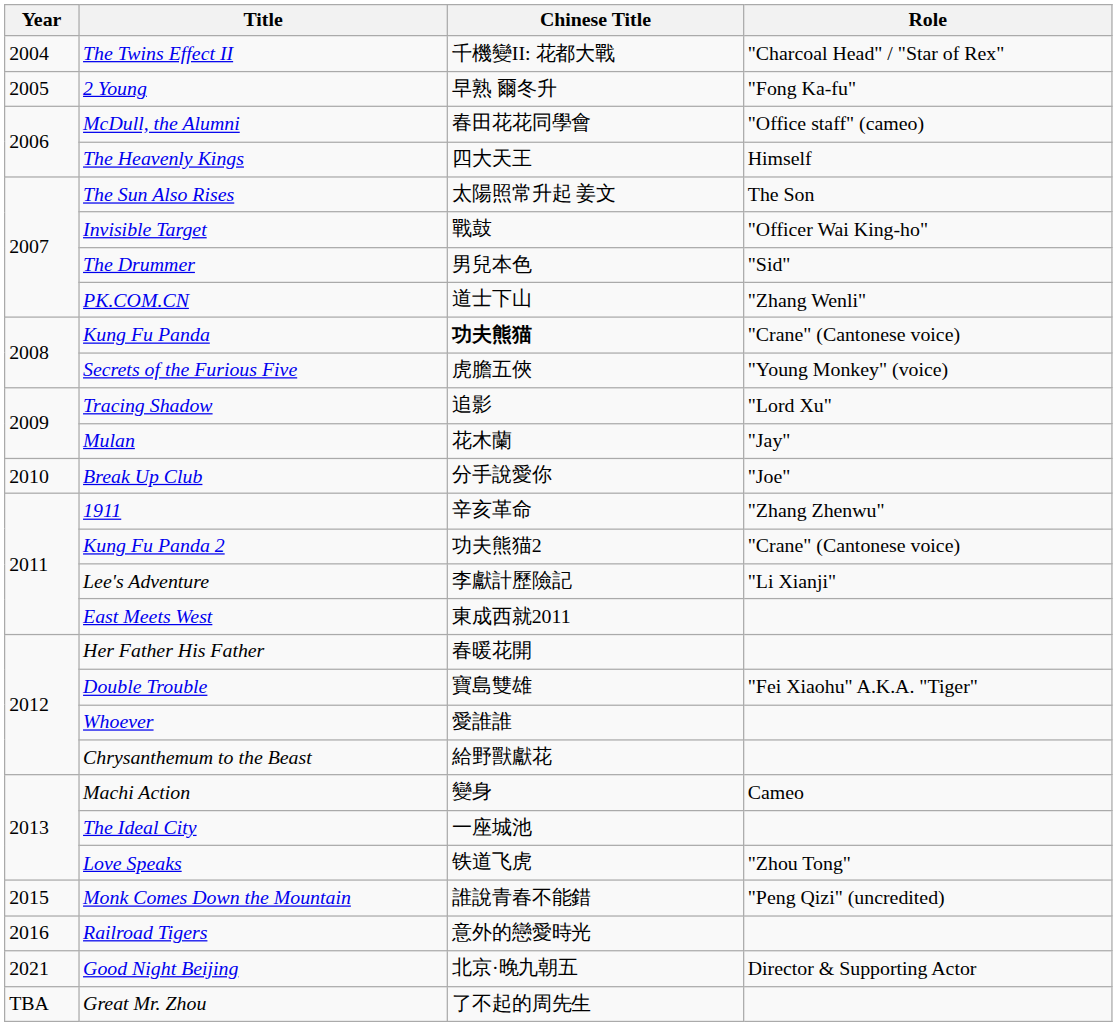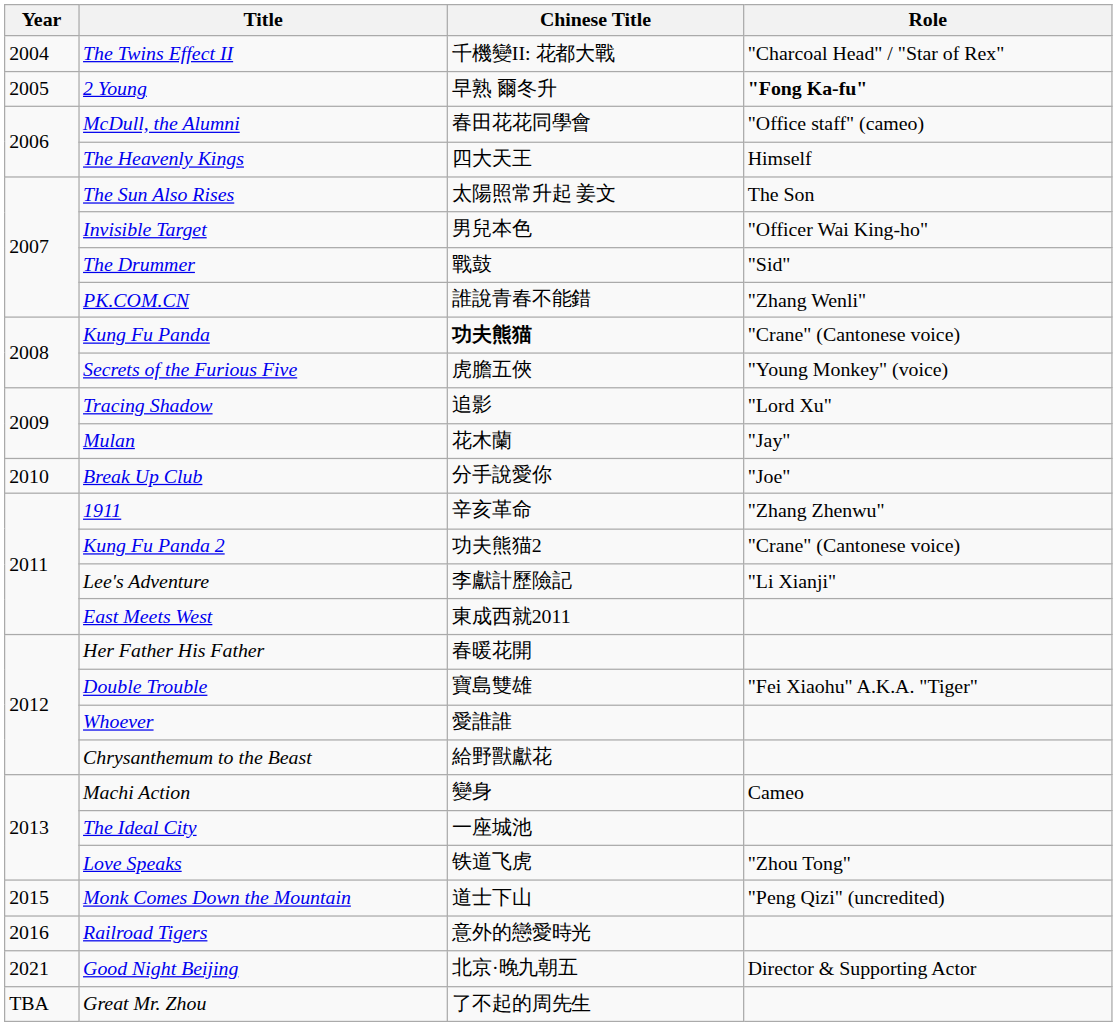(802, 88) normal -> (808, 88) bold
(472, 228) 戰鼓 -> (492, 228) 男兒本色
(492, 264) 男兒本色 -> (472, 264) 戰鼓
(492, 299) 道士下山 -> (522, 299) 誰說青春不能錯
(522, 897) 誰說青春不能錯 -> (492, 897) 道士下山
